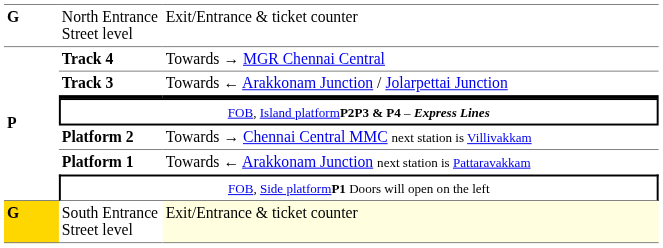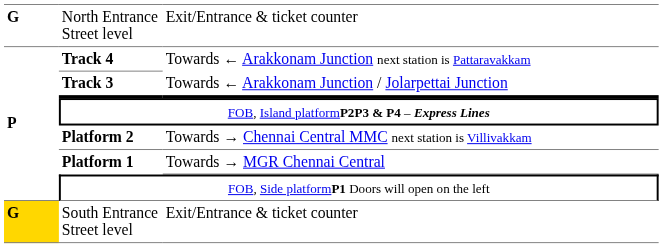(275, 58) Towards → MGR Chennai Central -> (348, 58) Towards ← Arakkonam Junction next station is Pattaravakkam
(348, 161) Towards ← Arakkonam Junction next station is Pattaravakkam -> (275, 161) Towards → MGR Chennai Central
(262, 212) lightyellow background -> (262, 212) no background
